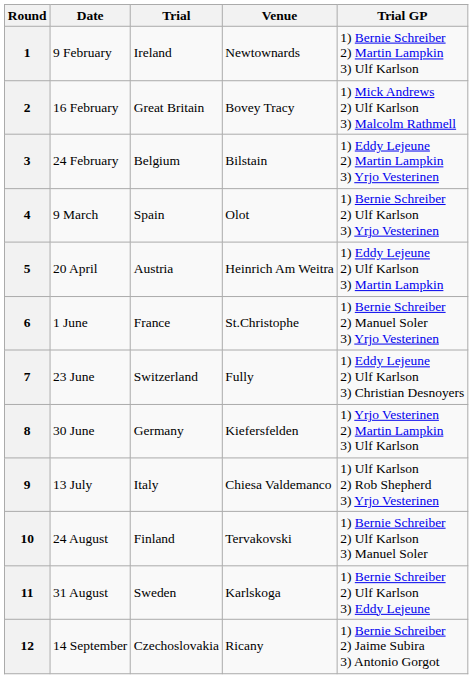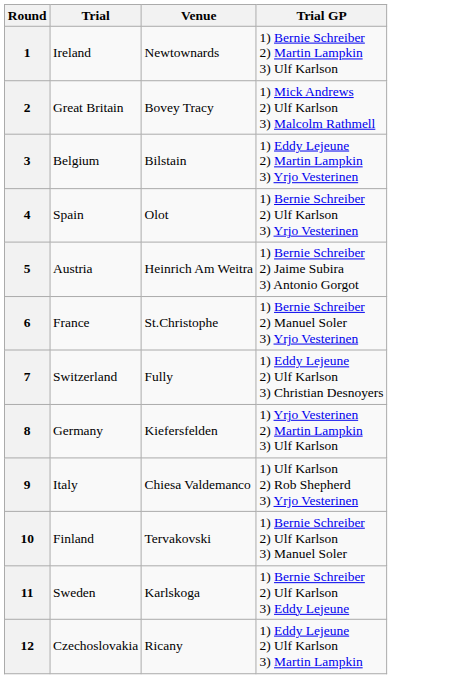- column: (90, 15)
(392, 268) 1) Eddy Lejeune 2) Ulf Karlson 3) Martin Lampkin -> (312, 268) 1) Bernie Schreiber 2) Jaime Subira 3) Antonio Gorgot
(393, 646) 1) Bernie Schreiber 2) Jaime Subira 3) Antonio Gorgot -> (311, 646) 1) Eddy Lejeune 2) Ulf Karlson 3) Martin Lampkin
